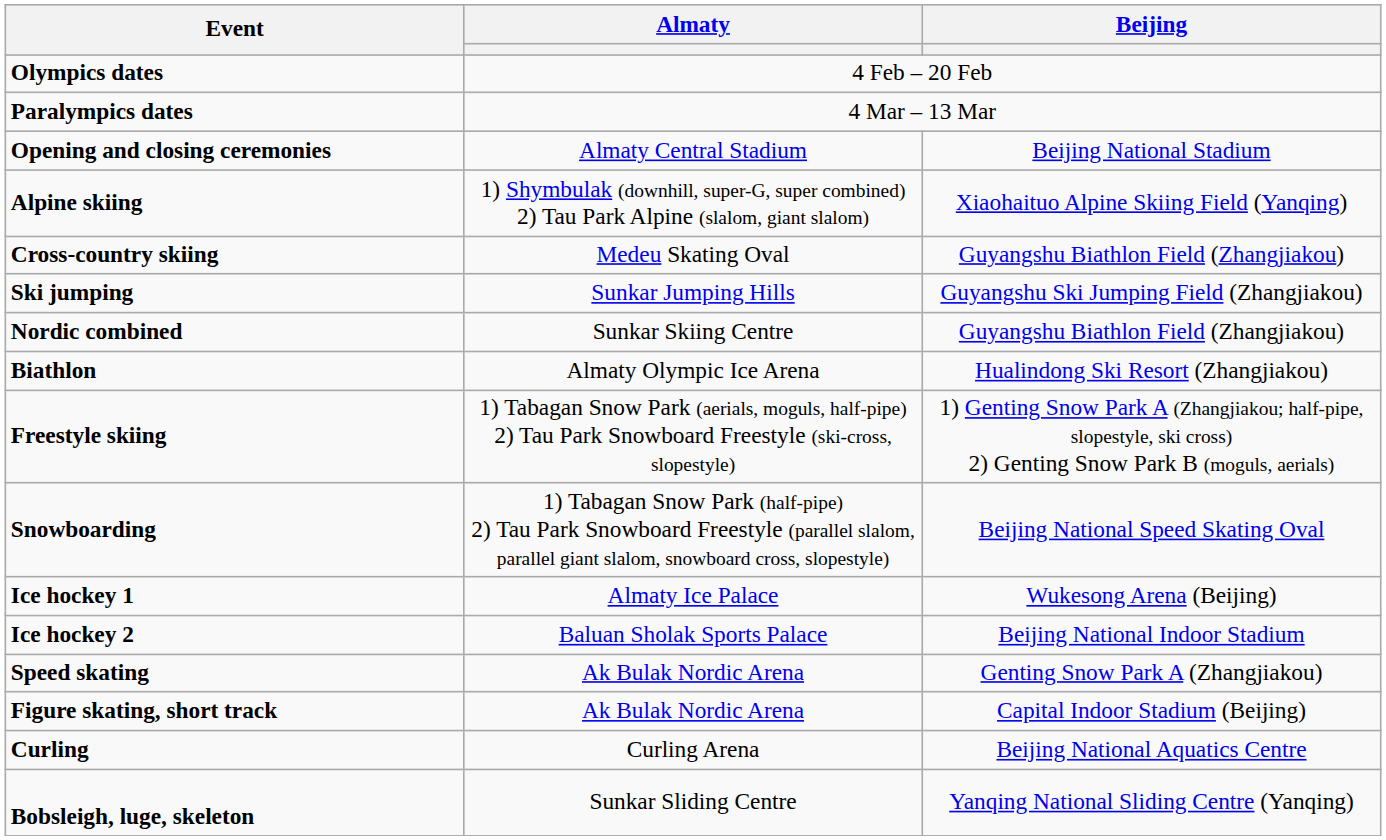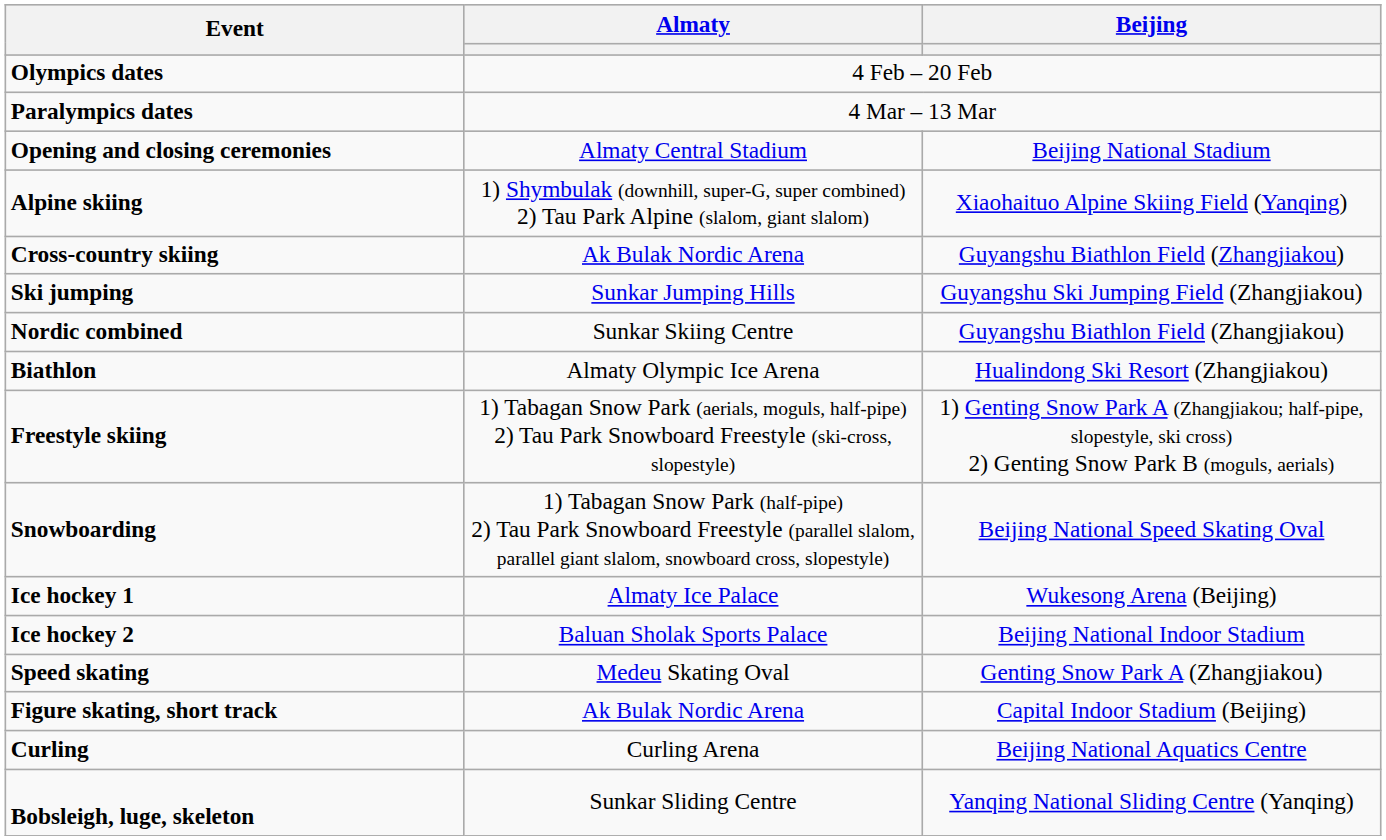(693, 254) Medeu Skating Oval -> (693, 254) Ak Bulak Nordic Arena
(693, 672) Ak Bulak Nordic Arena -> (693, 672) Medeu Skating Oval
